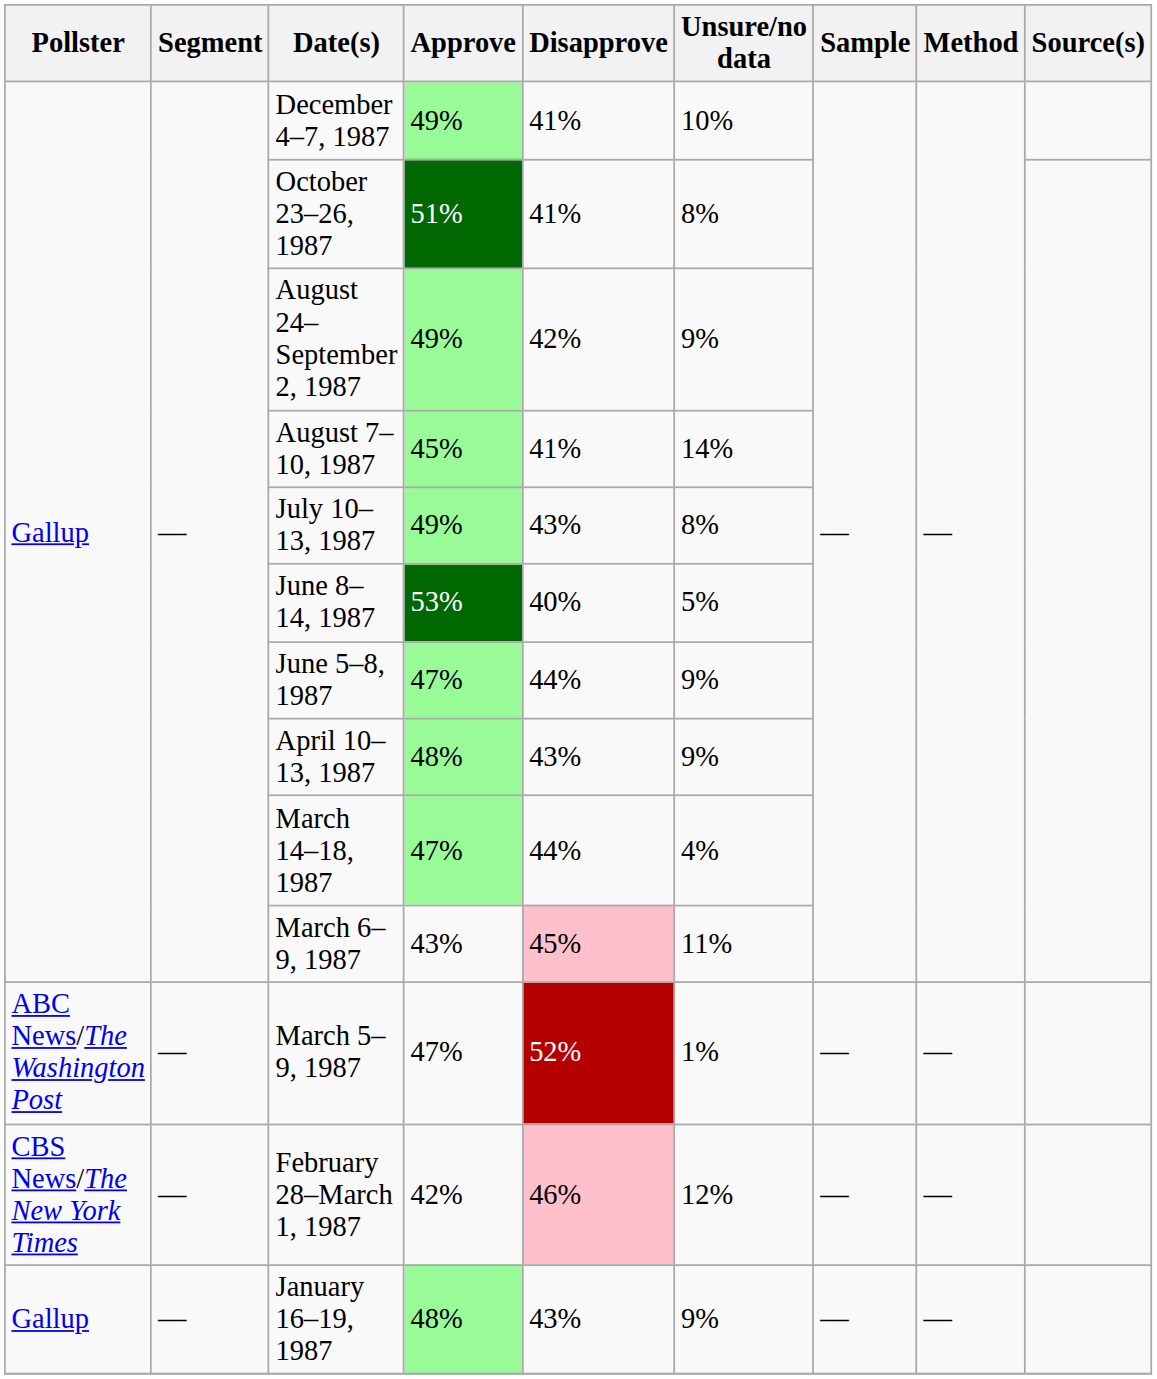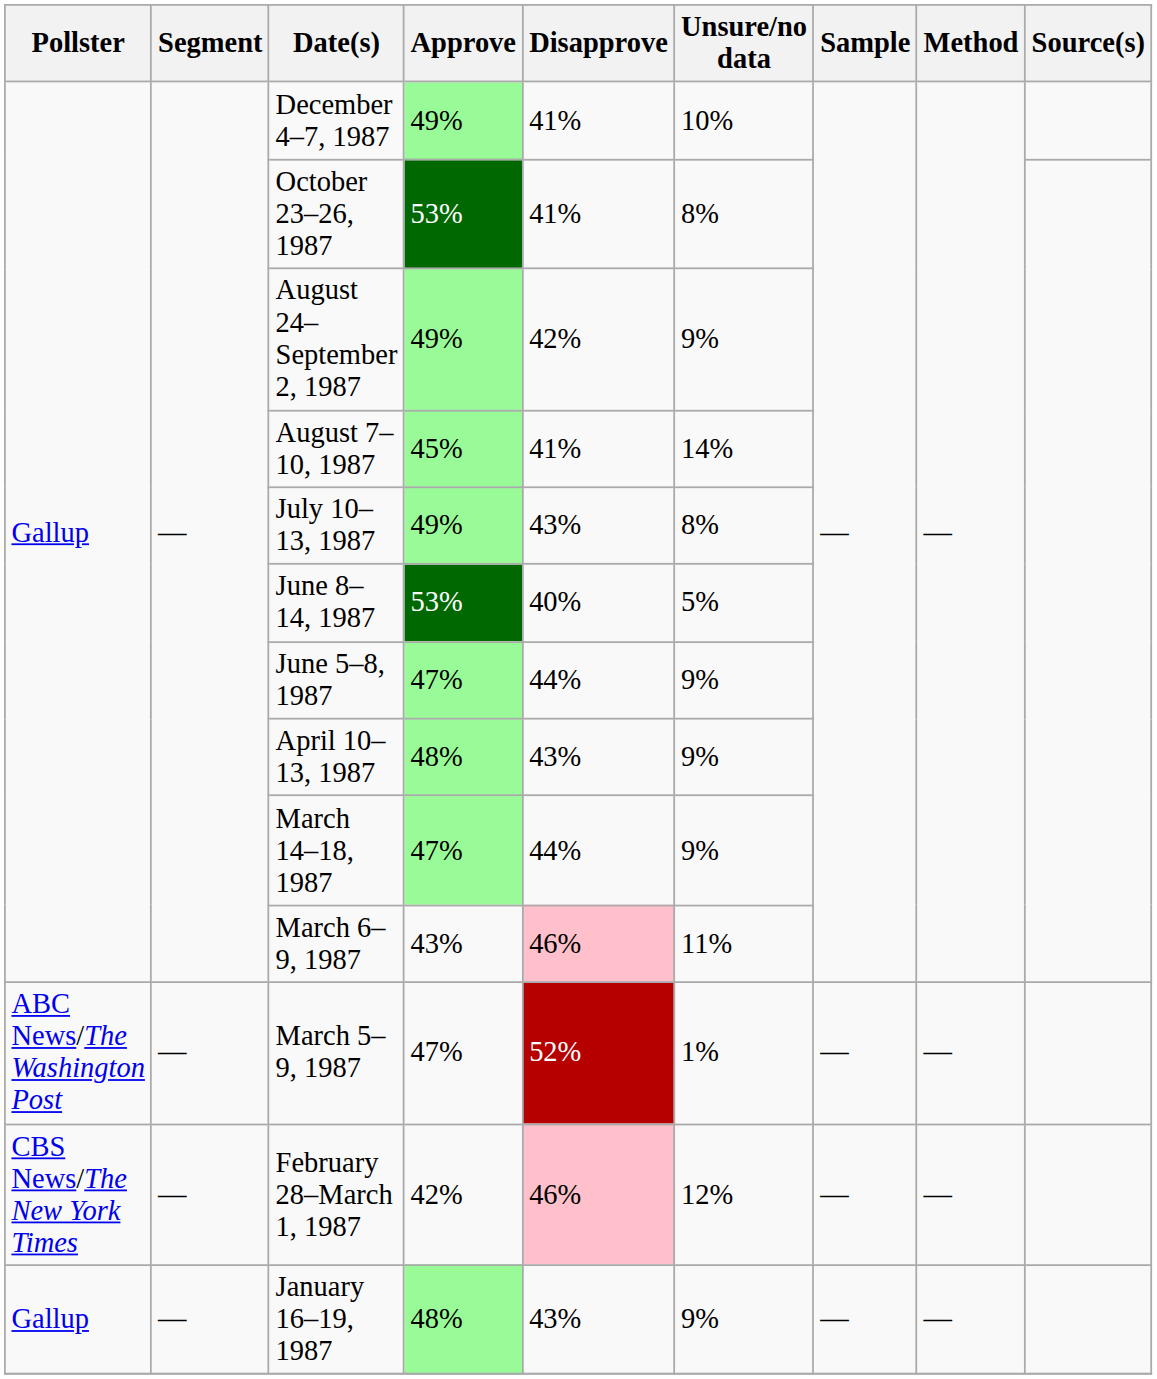(437, 213) 51% -> (437, 213) 53%
(700, 850) 4% -> (700, 850) 9%
(555, 943) 45% -> (555, 943) 46%
